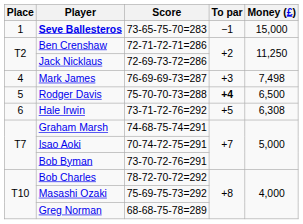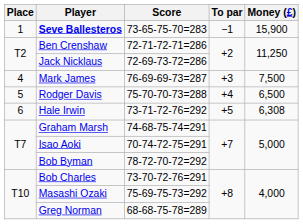(272, 29) 15,000 -> (272, 29) 15,900
(272, 78) 7,498 -> (272, 78) 7,500
(227, 95) bold -> (227, 95) normal
(167, 161) 73-70-72-76=291 -> (167, 161) 78-72-70-72=292
(167, 177) 78-72-70-72=292 -> (167, 177) 73-70-72-76=291
